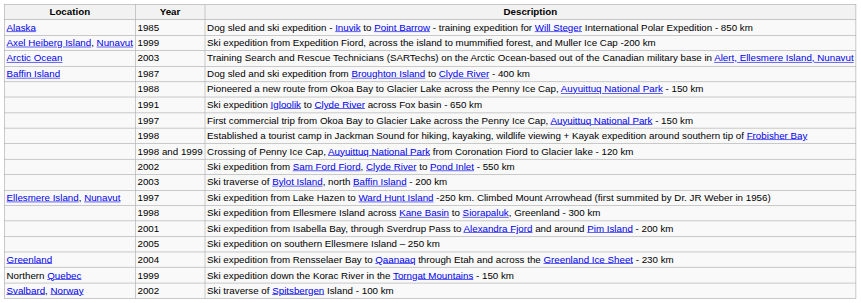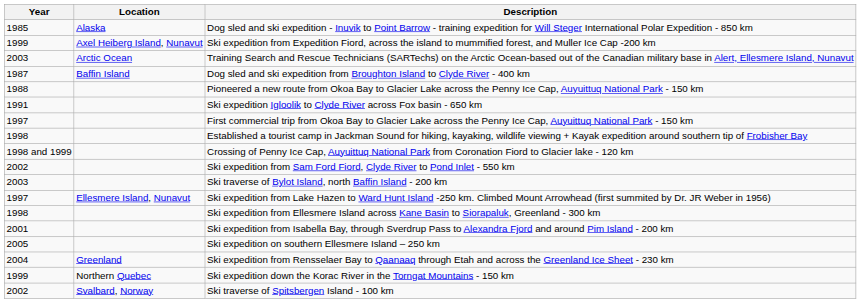columns swapped: (70, 12) <-> (170, 12)
